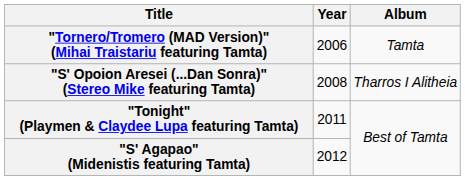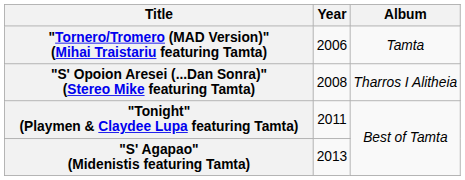(332, 156) 2012 -> (332, 156) 2013
